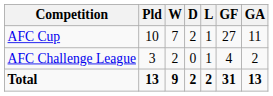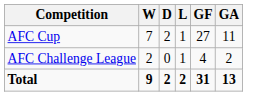- column: (152, 15)
